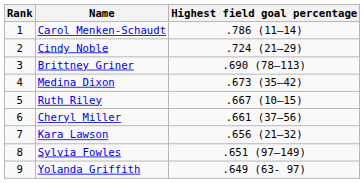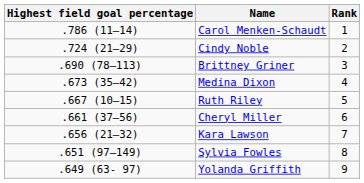columns swapped: (20, 13) <-> (264, 13)
